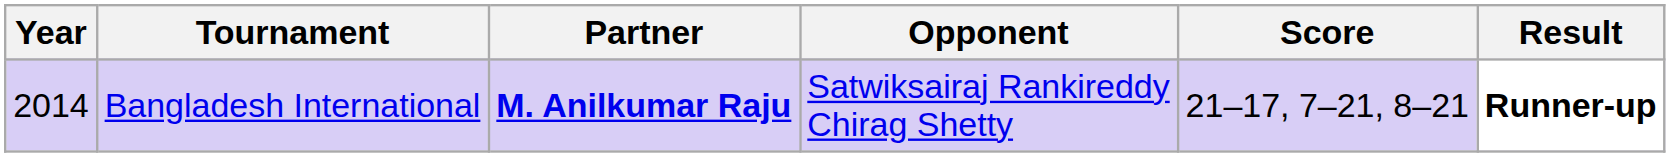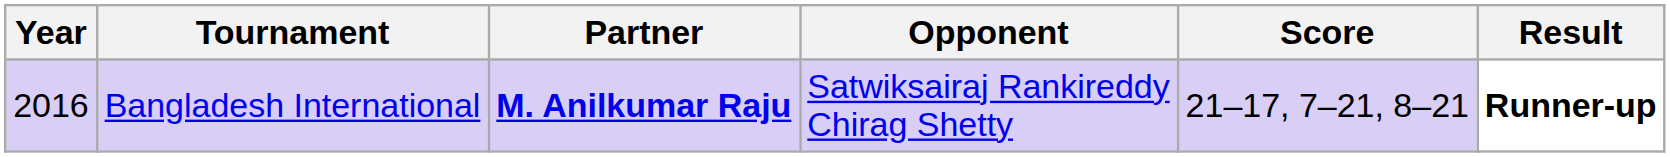(51, 105) 2014 -> (51, 105) 2016
